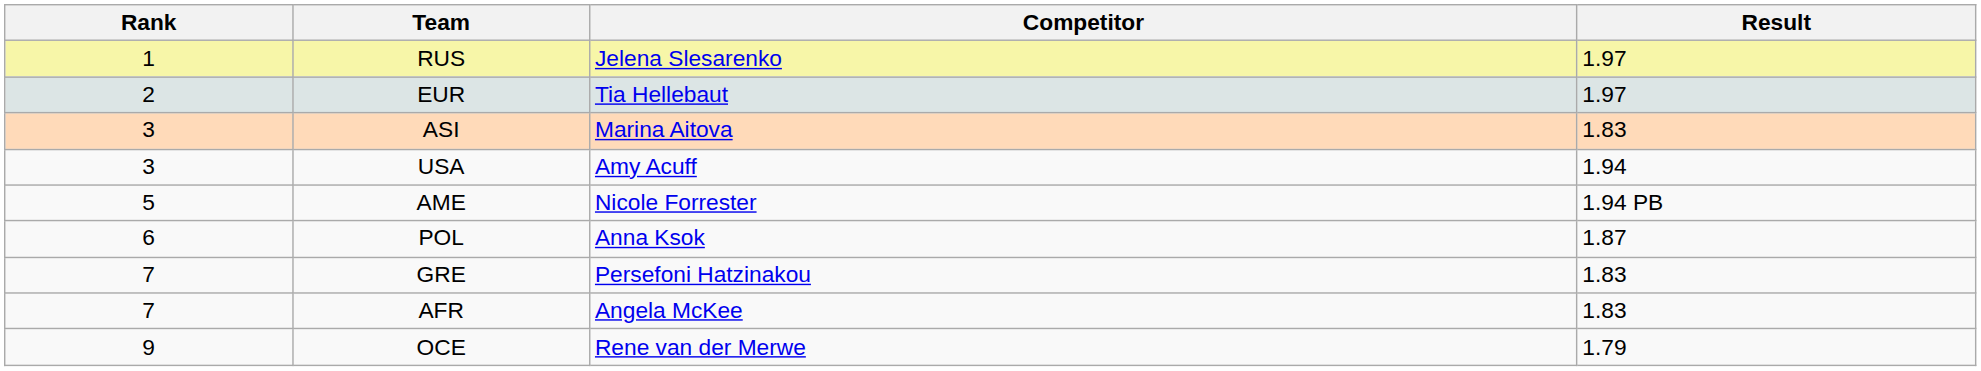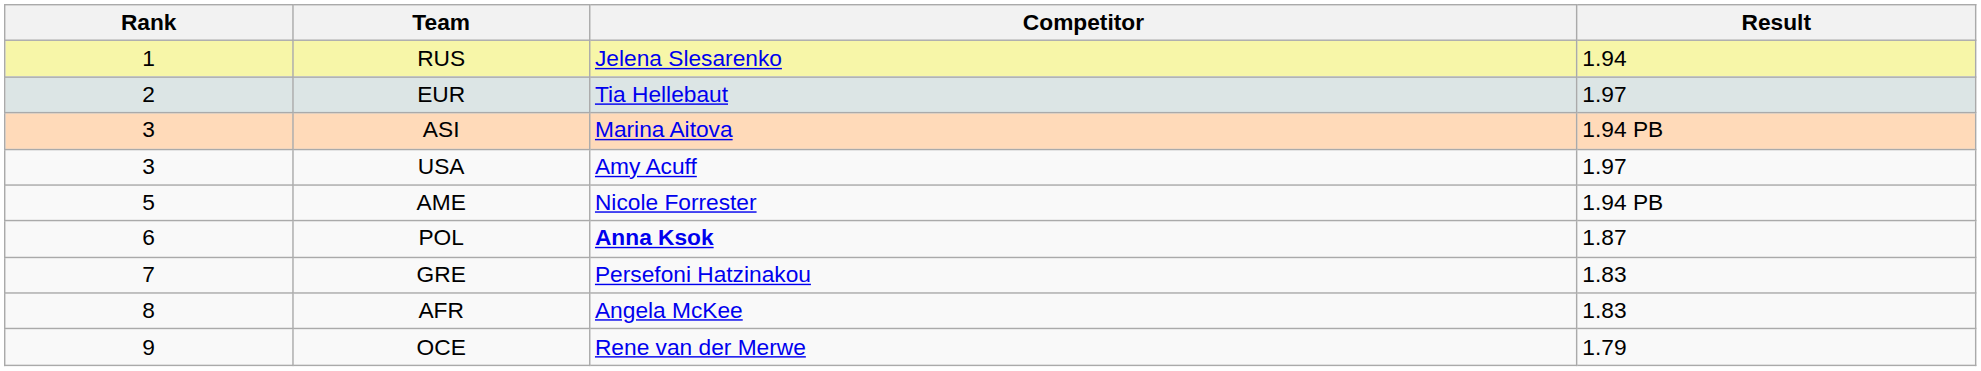(1604, 58) 1.97 -> (1604, 58) 1.94
(1604, 130) 1.83 -> (1623, 130) 1.94 PB
(1604, 166) 1.94 -> (1604, 166) 1.97
(650, 238) normal -> (654, 238) bold
(149, 310) 7 -> (149, 310) 8
